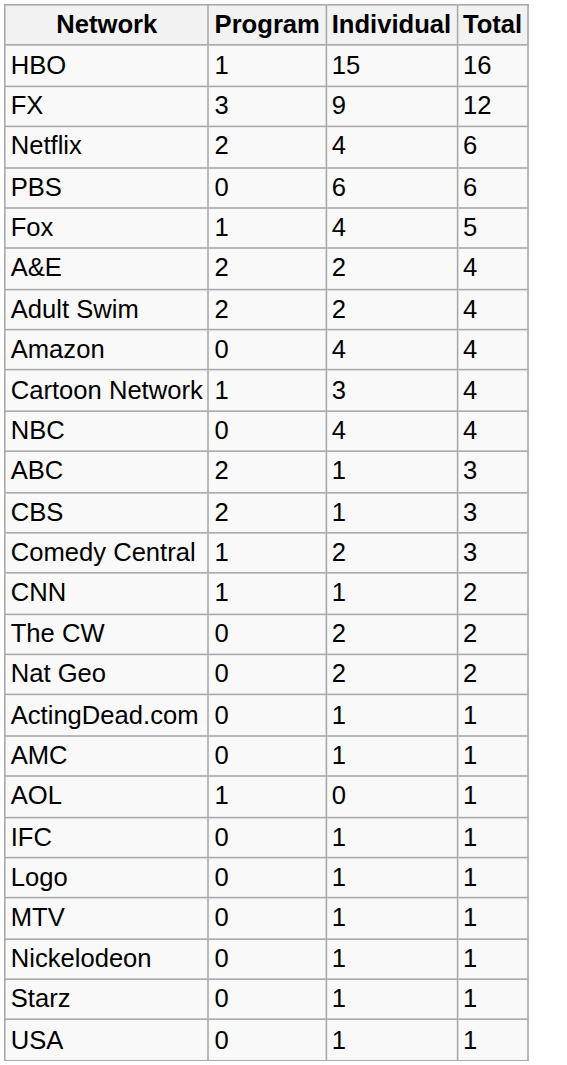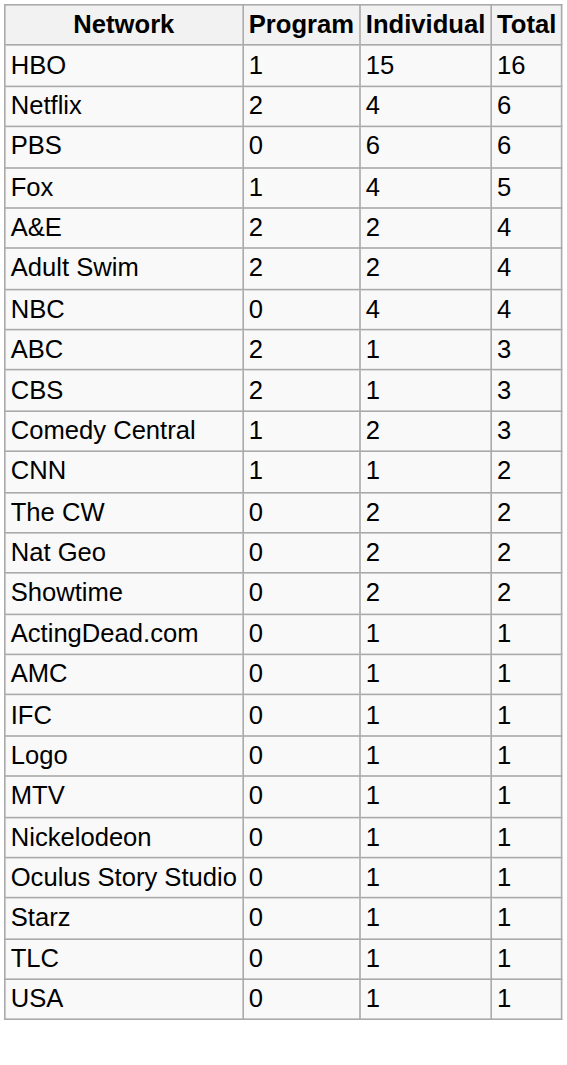- row: (27, 106)
- row: (58, 349)
- row: (107, 390)
+ row: (67, 593)
- row: (36, 796)
+ row: (124, 877)
+ row: (35, 958)
